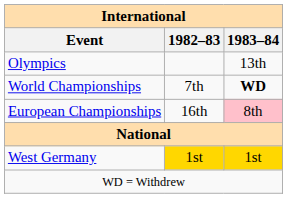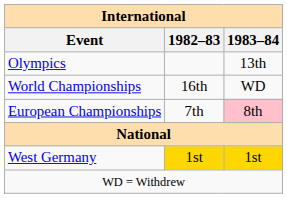(194, 87) 7th -> (194, 87) 16th
(253, 87) bold -> (253, 87) normal
(194, 110) 16th -> (194, 110) 7th
